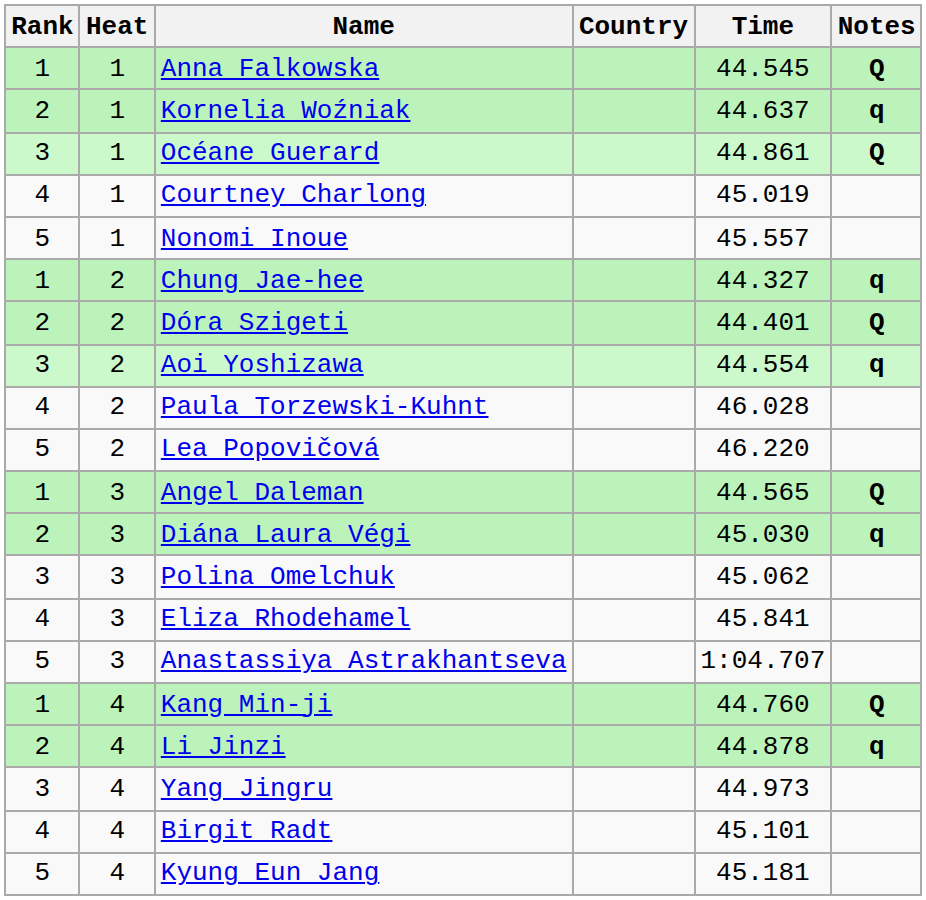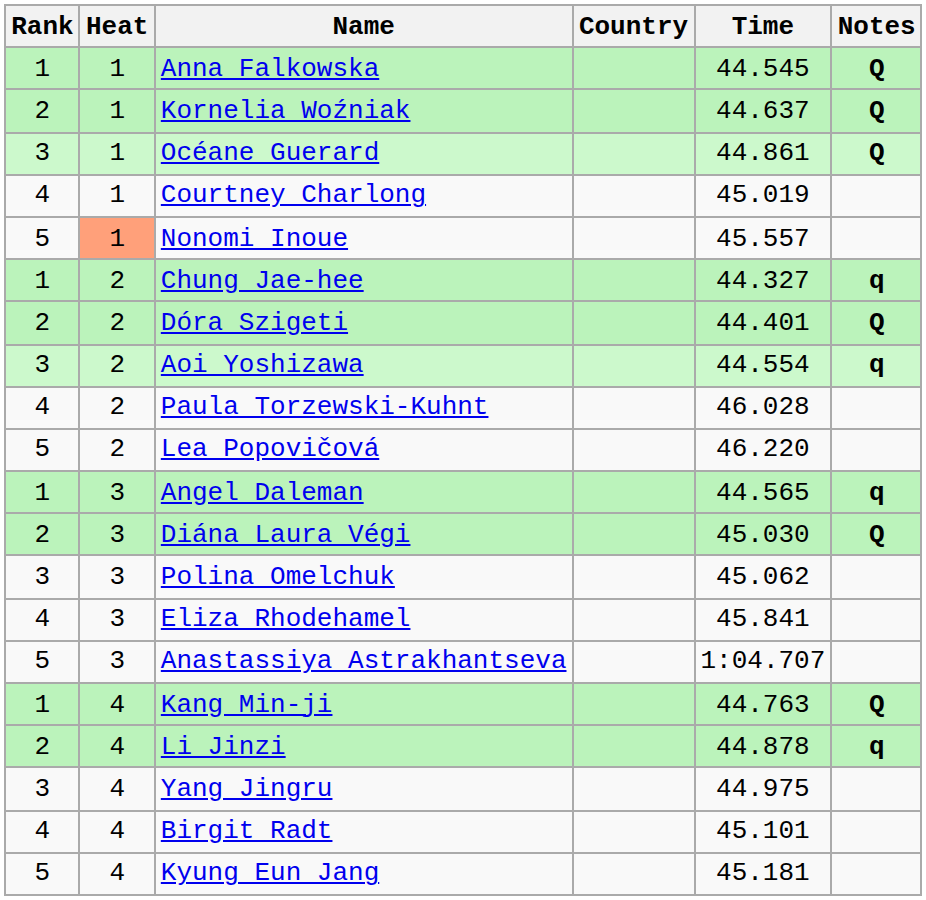(877, 111) q -> (877, 111) Q
(117, 238) no background -> (117, 238) lightsalmon background
(877, 492) Q -> (877, 492) q
(877, 535) q -> (877, 535) Q
(763, 704) 44.760 -> (763, 704) 44.763
(763, 789) 44.973 -> (763, 789) 44.975
